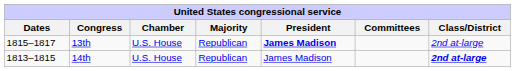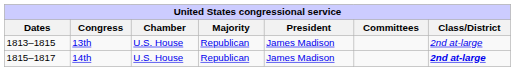(31, 43) 1815–1817 -> (31, 43) 1813–1815
(300, 43) bold -> (300, 43) normal
(31, 58) 1813–1815 -> (31, 58) 1815–1817
